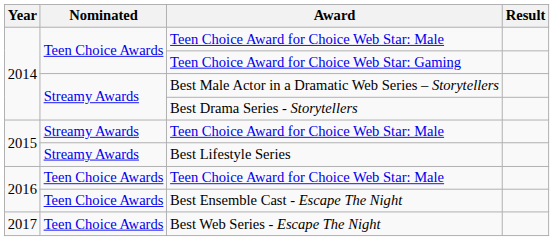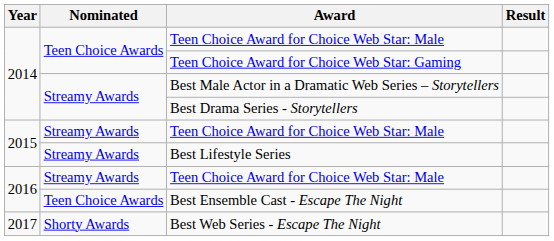(104, 177) Teen Choice Awards -> (91, 177) Streamy Awards
(104, 223) Teen Choice Awards -> (86, 223) Shorty Awards
